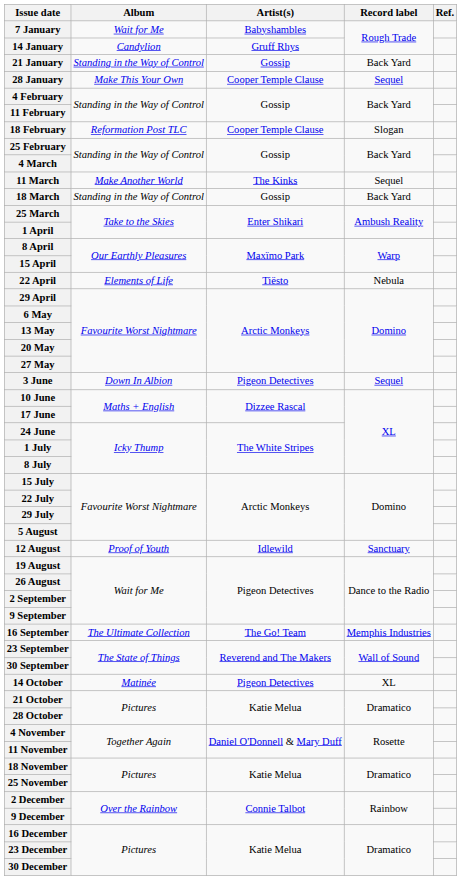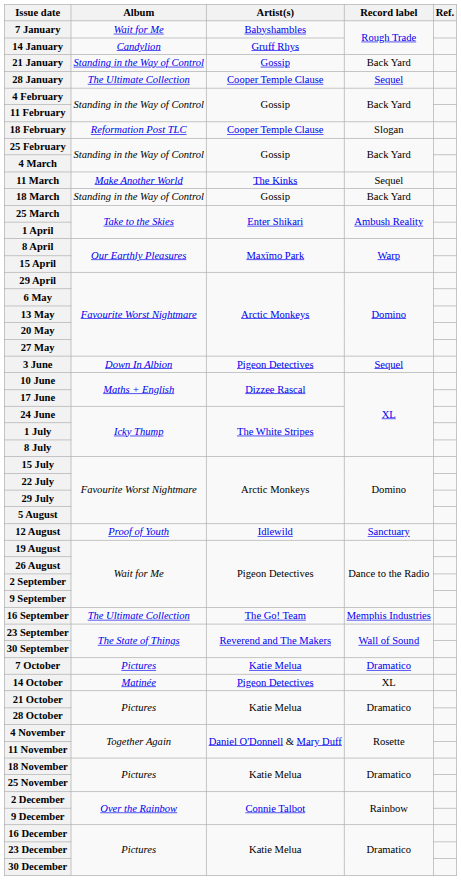(139, 79) Make This Your Own -> (139, 79) The Ultimate Collection
- row: (38, 280)
+ row: (38, 666)
